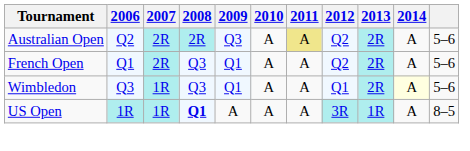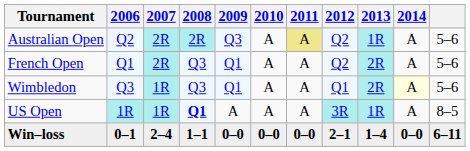(376, 39) 2R -> (376, 39) 1R
+ row: (36, 134)
